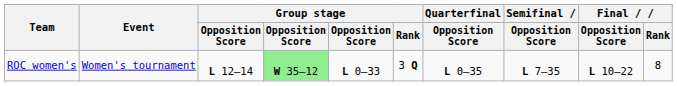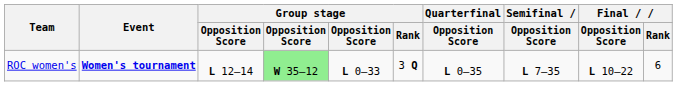(139, 65) normal -> (139, 65) bold
(658, 65) 8 -> (658, 65) 6
